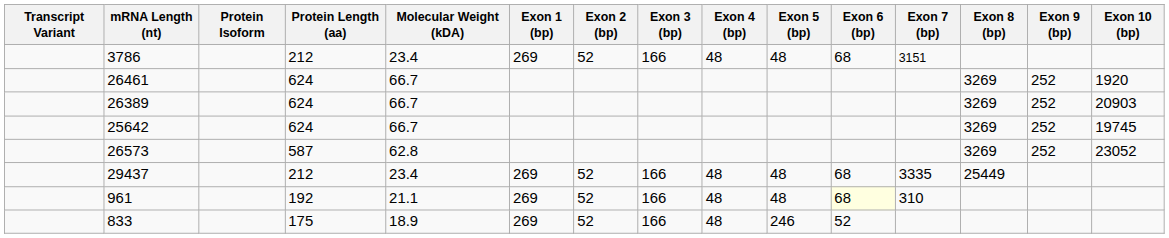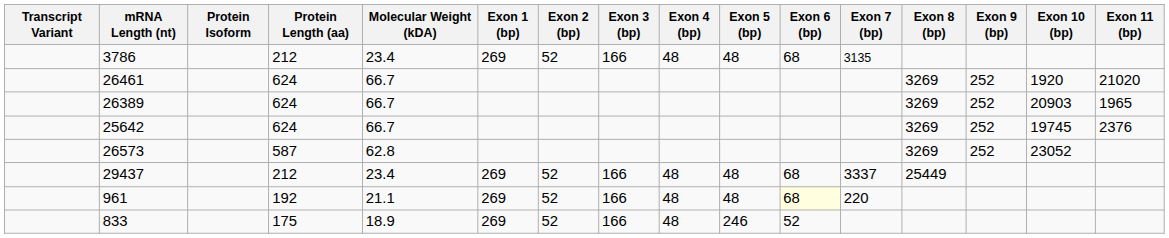+ column: (1130, 25)
(912, 57) 3151 -> (857, 57) 3135
(915, 174) 3335 -> (860, 174) 3337
(911, 198) 310 -> (856, 198) 220
